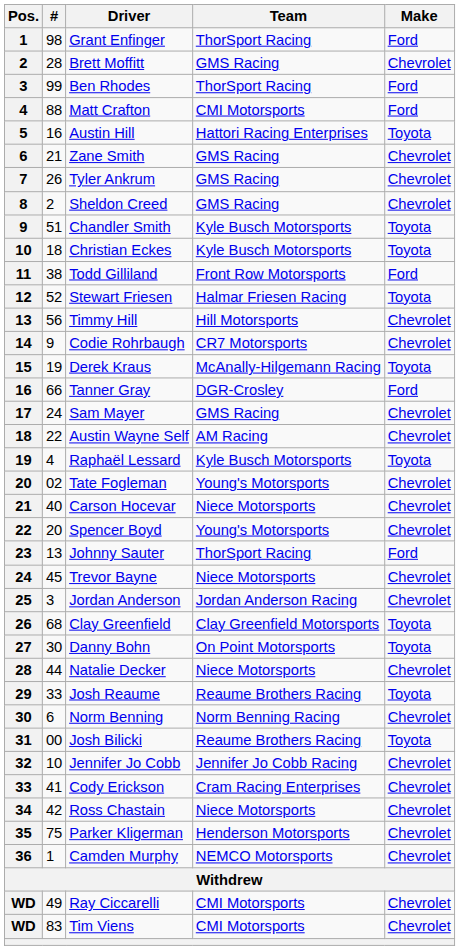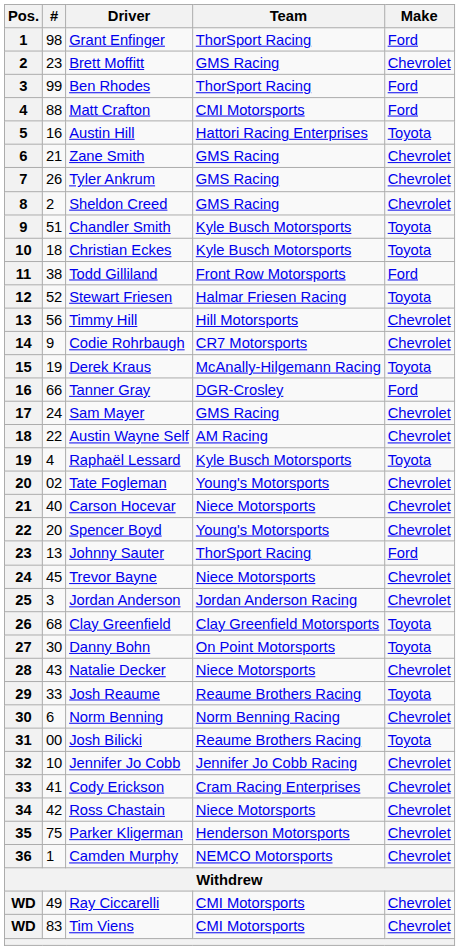(54, 63) 28 -> (54, 63) 23
(54, 670) 44 -> (54, 670) 43
